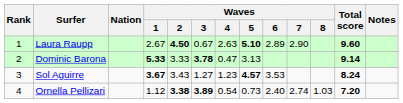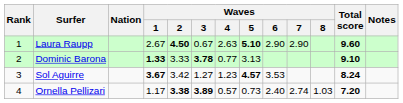(275, 43) 2.89 -> (275, 43) 2.90
(156, 59) 5.33 -> (156, 59) 1.33
(227, 59) 0.47 -> (227, 59) 0.77
(350, 59) 9.14 -> (350, 59) 9.10
(180, 75) 3.43 -> (180, 75) 3.42
(156, 91) 1.12 -> (156, 91) 1.17
(227, 91) 0.54 -> (227, 91) 0.57
